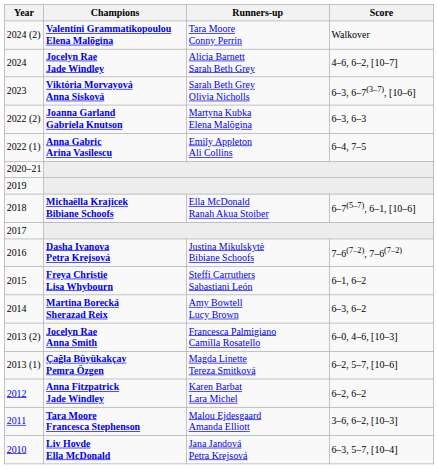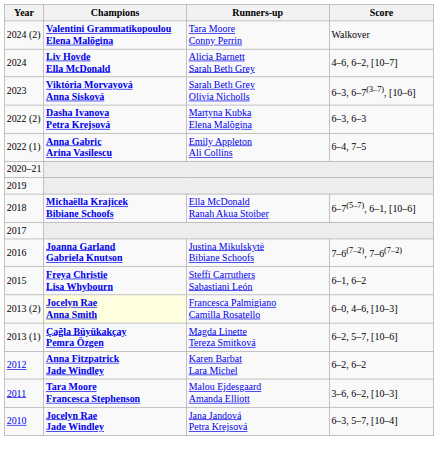(75, 63) Jocelyn Rae Jade Windley -> (78, 63) Liv Hovde Ella McDonald
(84, 119) Joanna Garland Gabriela Knutson -> (78, 119) Dasha Ivanova Petra Krejsová
(78, 253) Dasha Ivanova Petra Krejsová -> (84, 253) Joanna Garland Gabriela Knutson
- row: (17, 309)
(72, 337) no background -> (72, 309) lightyellow background
(78, 450) Liv Hovde Ella McDonald -> (75, 421) Jocelyn Rae Jade Windley
